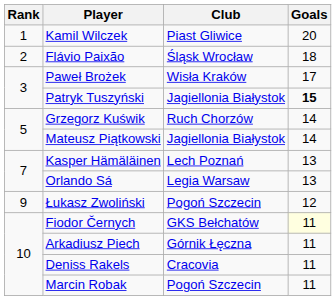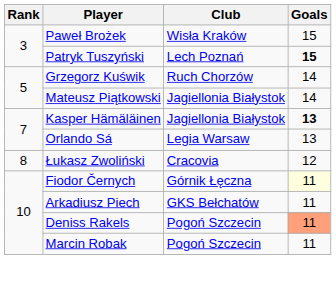- row: (86, 35)
- row: (85, 56)
(309, 77) 17 -> (309, 35) 15
(226, 98) Jagiellonia Białystok -> (205, 56) Lech Poznań
(205, 160) Lech Poznań -> (226, 118) Jagiellonia Białystok
(309, 160) normal -> (309, 118) bold
(23, 202) 9 -> (23, 160) 8
(214, 202) Pogoń Szczecin -> (193, 160) Cracovia
(213, 222) GKS Bełchatów -> (209, 181) Górnik Łęczna
(209, 243) Górnik Łęczna -> (213, 202) GKS Bełchatów
(193, 264) Cracovia -> (214, 222) Pogoń Szczecin
(309, 264) no background -> (309, 222) lightsalmon background
